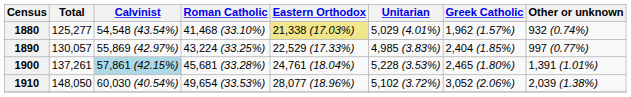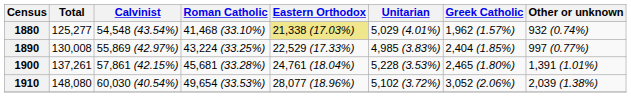(72, 48) 130,057 -> (72, 48) 130,008
(138, 65) lightblue background -> (138, 65) no background
(72, 83) 148,050 -> (72, 83) 148,080
